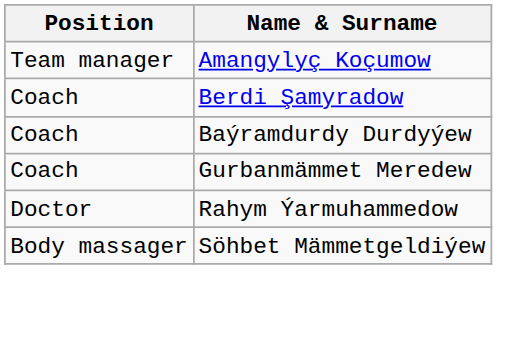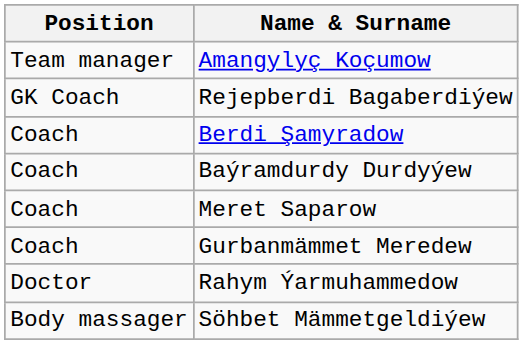+ row: (356, 98)
+ row: (287, 209)
